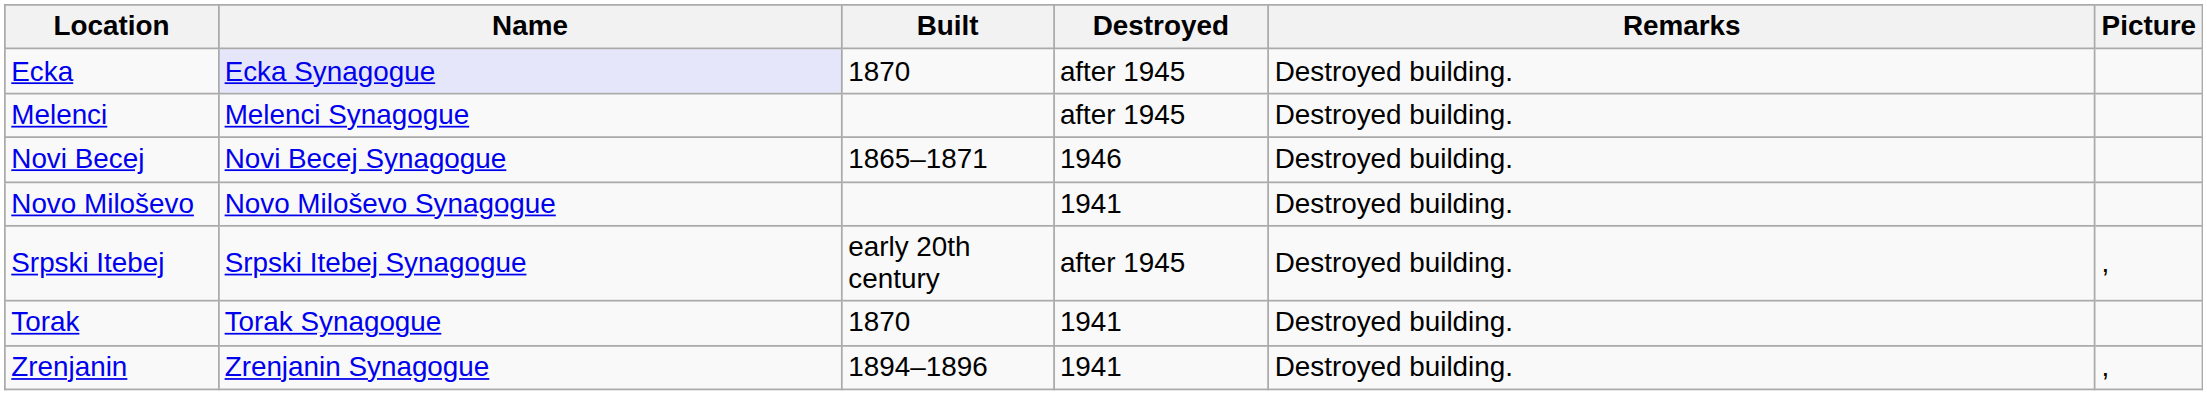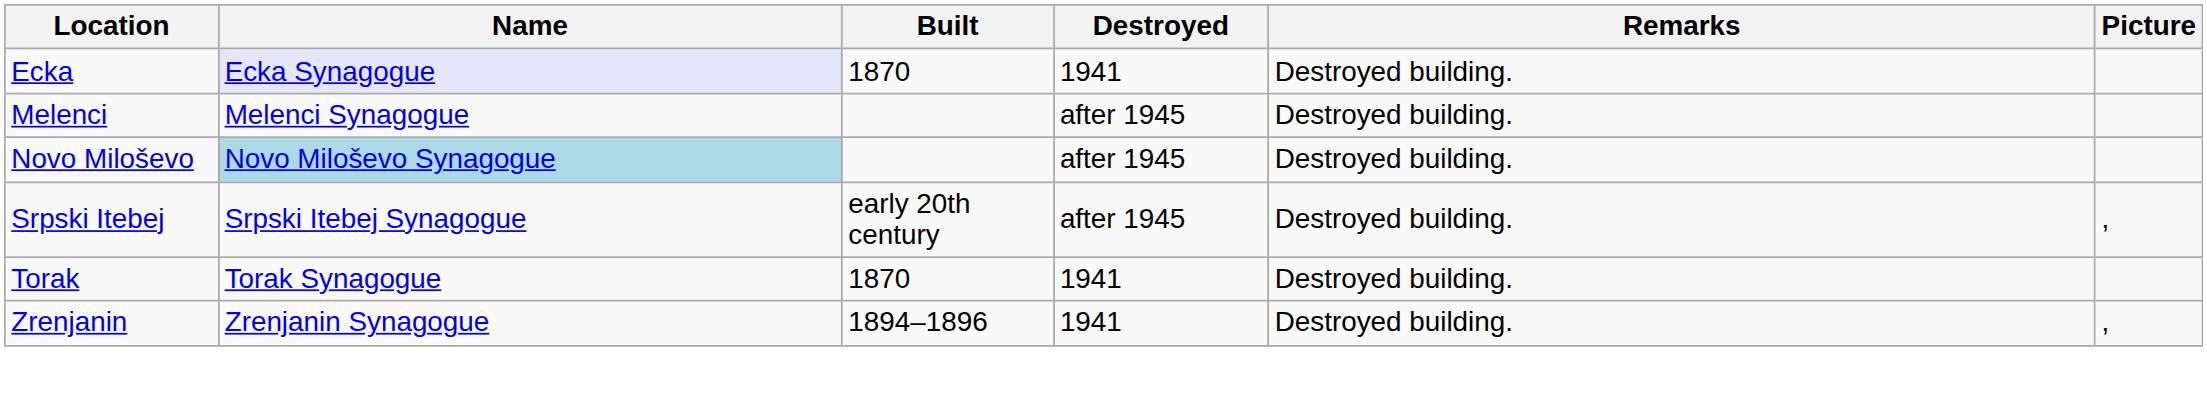(1123, 70) after 1945 -> (1091, 70) 1941
- row: (78, 159)
(390, 203) no background -> (390, 159) lightblue background
(1091, 203) 1941 -> (1123, 159) after 1945
